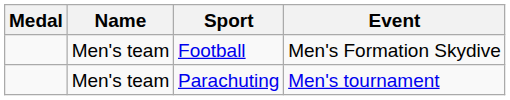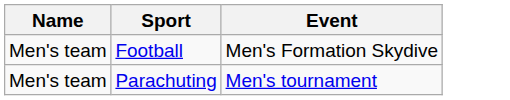- column: (36, 20)
